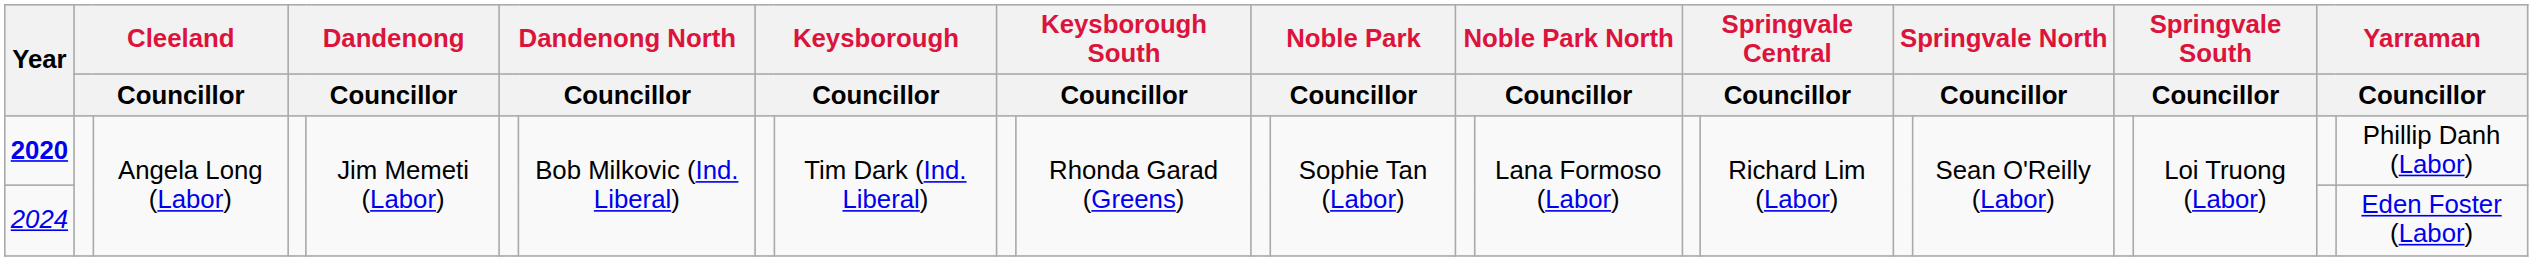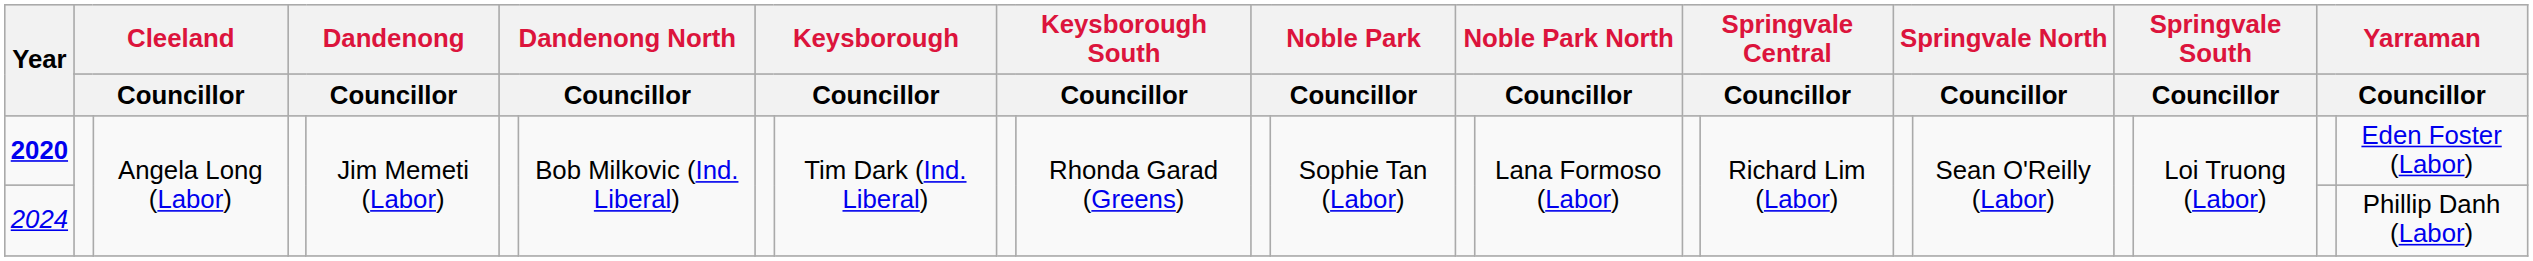(2432, 150) Phillip Danh (Labor) -> (2432, 150) Eden Foster (Labor)
(2432, 219) Eden Foster (Labor) -> (2432, 219) Phillip Danh (Labor)
